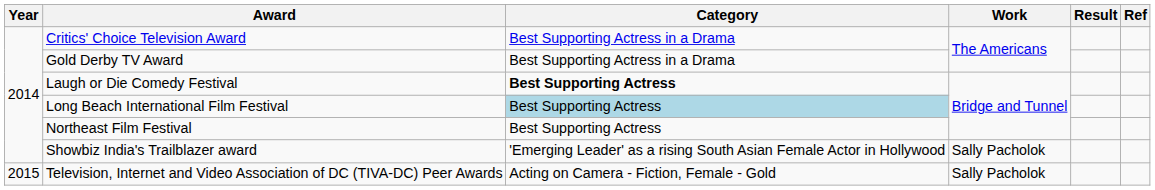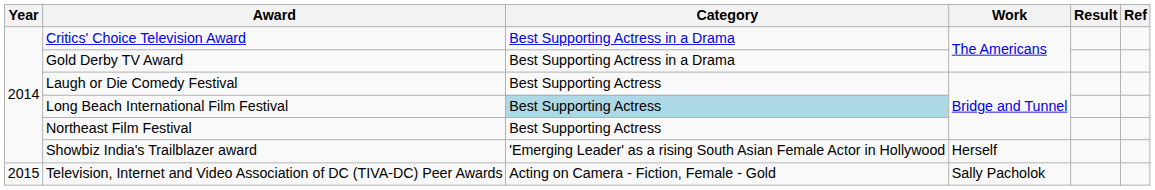(592, 83) bold -> (585, 83) normal
(999, 151) Sally Pacholok -> (974, 151) Herself
